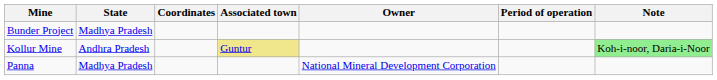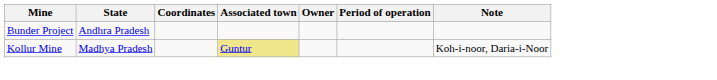(115, 30) Madhya Pradesh -> (114, 30) Andhra Pradesh
(114, 48) Andhra Pradesh -> (115, 48) Madhya Pradesh
(654, 48) lightgreen background -> (492, 48) no background
- row: (20, 65)
